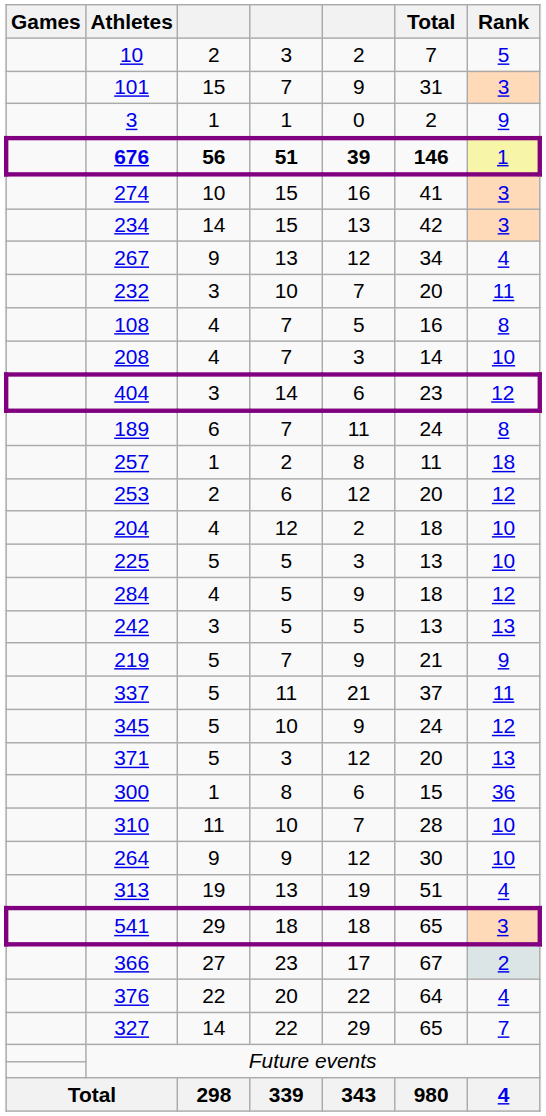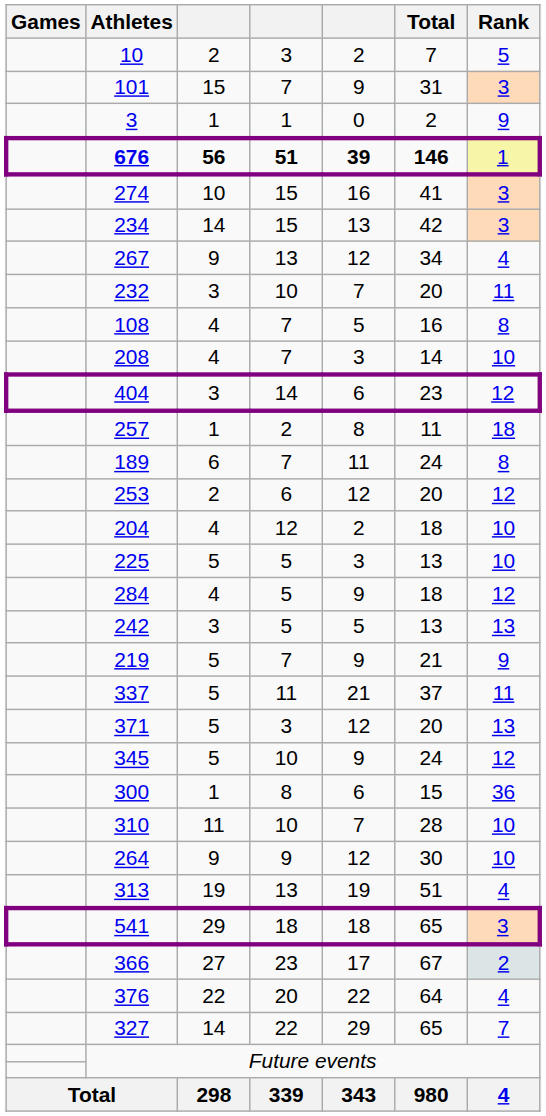rows swapped: (132, 462) <-> (132, 429)
rows swapped: (132, 726) <-> (132, 759)
